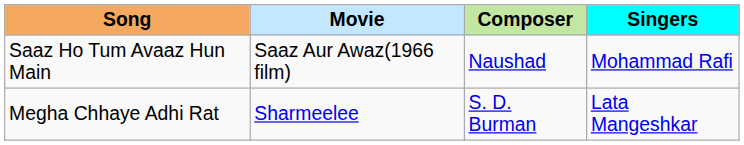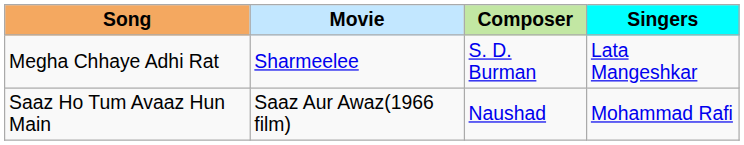rows swapped: (114, 113) <-> (117, 61)
